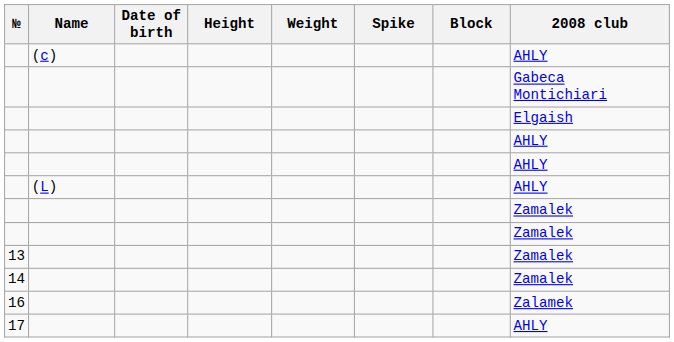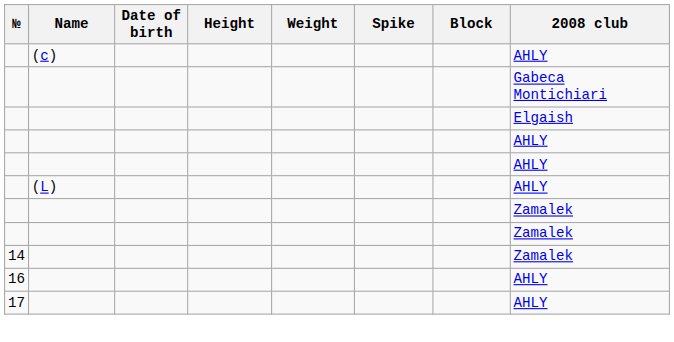- row: (16, 257)
(543, 303) Zalamek -> (531, 280) AHLY
